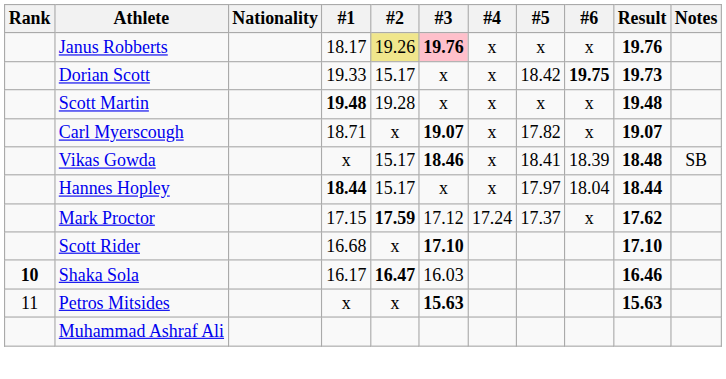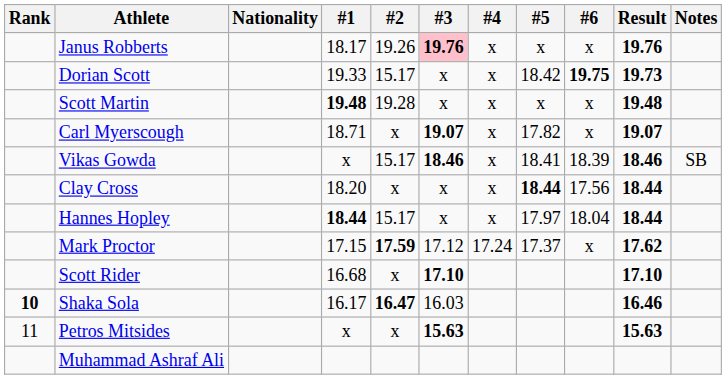(395, 47) khaki background -> (395, 47) no background
(642, 160) 18.48 -> (642, 160) 18.46
+ row: (98, 189)
